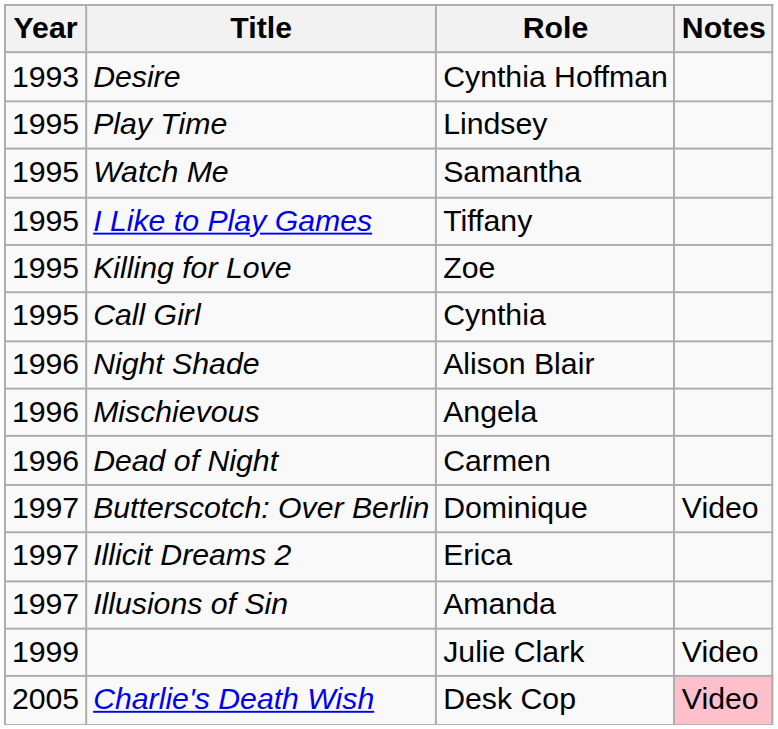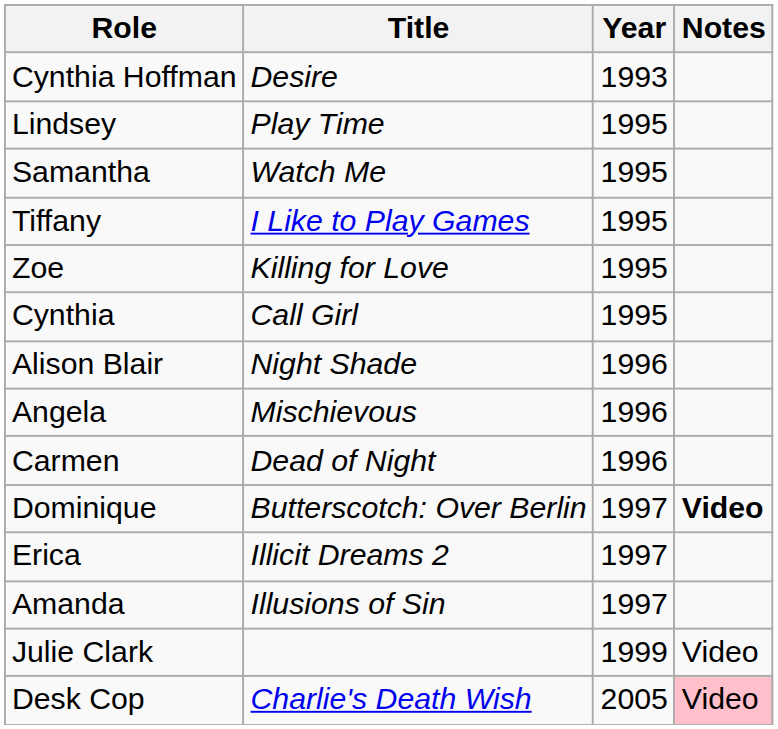columns swapped: (46, 28) <-> (556, 28)
(720, 508) normal -> (723, 508) bold
